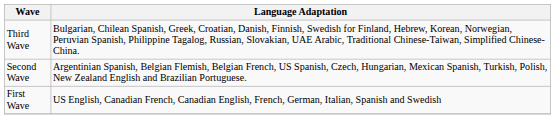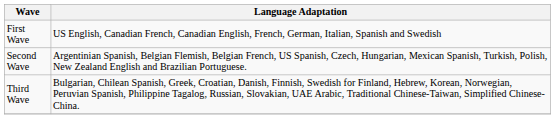rows swapped: (18, 100) <-> (18, 39)
